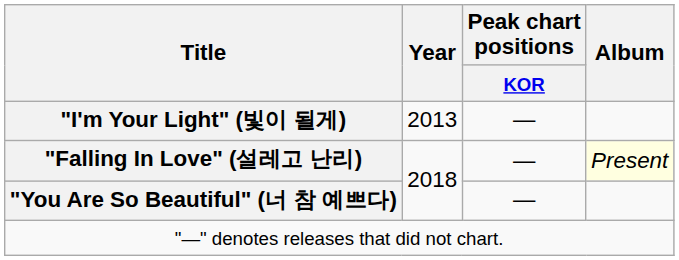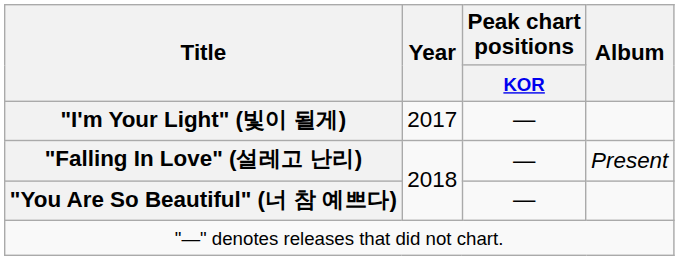(432, 120) 2013 -> (432, 120) 2017
(630, 160) lightyellow background -> (630, 160) no background
